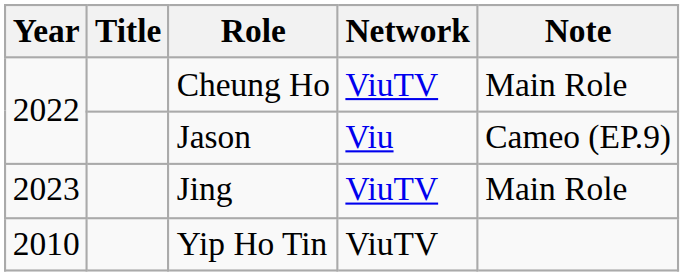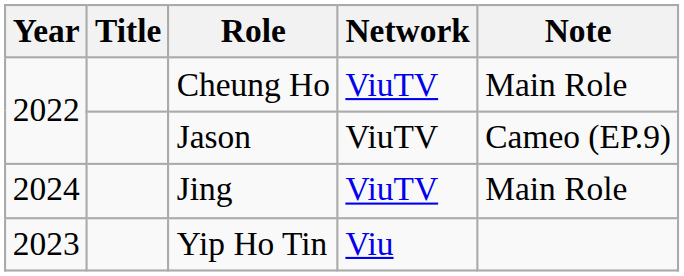(369, 137) Viu -> (392, 137) ViuTV
(46, 190) 2023 -> (46, 190) 2024
(46, 243) 2010 -> (46, 243) 2023
(392, 243) ViuTV -> (369, 243) Viu
